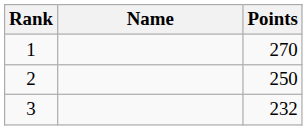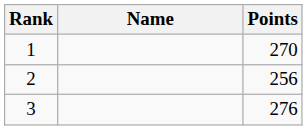(284, 79) 250 -> (284, 79) 256
(284, 109) 232 -> (284, 109) 276
